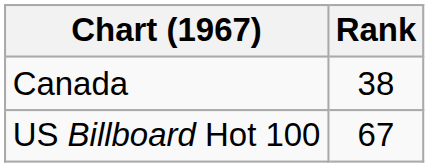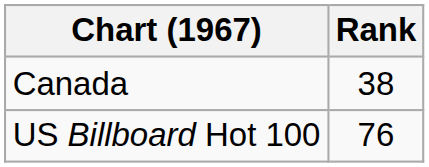(376, 135) 67 -> (376, 135) 76
